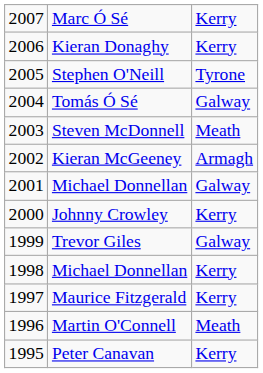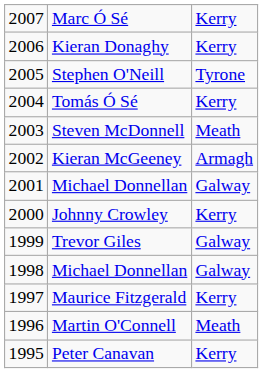(223, 102) Galway -> (216, 102) Kerry
(216, 269) Kerry -> (223, 269) Galway
